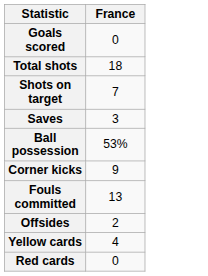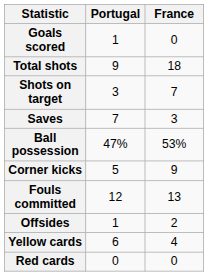+ column: (115, 14)
